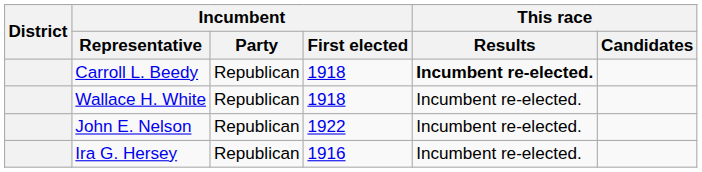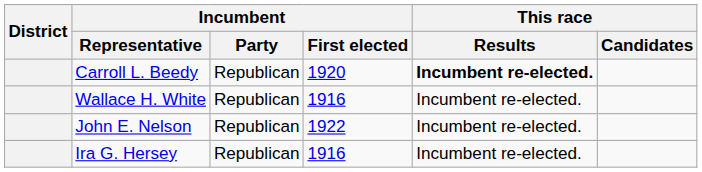(327, 72) 1918 -> (327, 72) 1920
(327, 99) 1918 -> (327, 99) 1916
